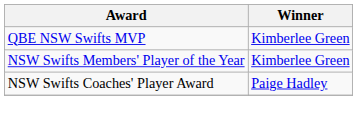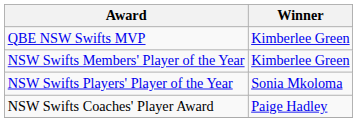+ row: (120, 83)
